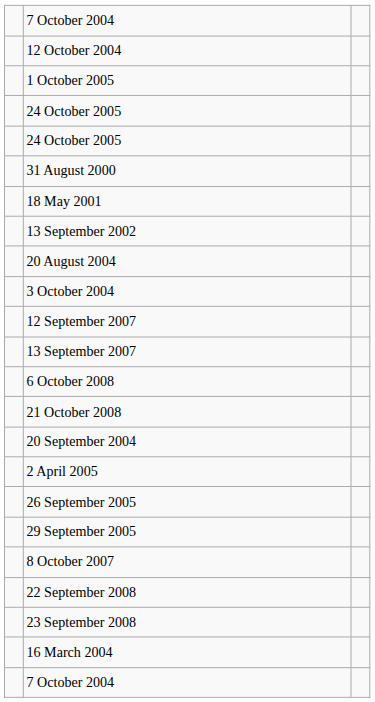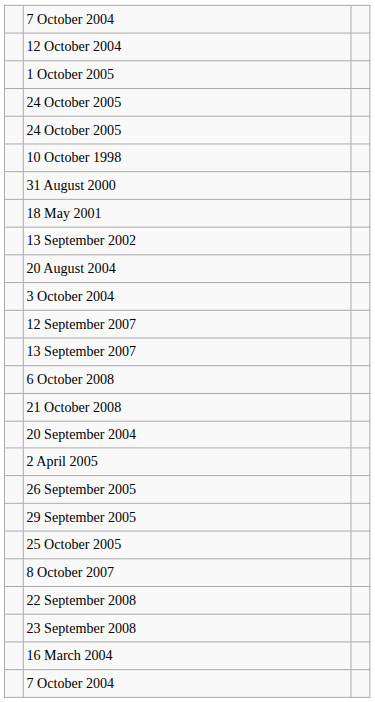+ row: (14, 158)
+ row: (14, 545)
